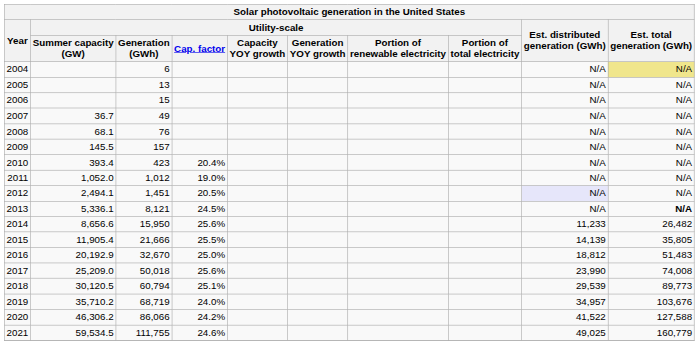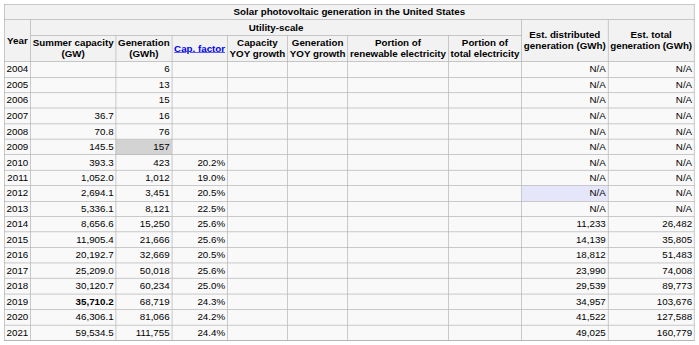(684, 69) khaki background -> (684, 69) no background
(164, 116) 49 -> (164, 116) 16
(104, 131) 68.1 -> (104, 131) 70.8
(161, 147) no background -> (161, 147) lightgrey background
(101, 162) 393.4 -> (101, 162) 393.3
(211, 162) 20.4% -> (211, 162) 20.2%
(97, 193) 2,494.1 -> (97, 193) 2,694.1
(157, 193) 1,451 -> (157, 193) 3,451
(211, 208) 24.5% -> (211, 208) 22.5%
(684, 208) bold -> (684, 208) normal
(155, 224) 15,950 -> (155, 224) 15,250
(211, 239) 25.5% -> (211, 239) 25.6%
(95, 255) 20,192.9 -> (95, 255) 20,192.7
(155, 255) 32,670 -> (155, 255) 32,669
(211, 255) 25.0% -> (211, 255) 20.5%
(95, 286) 30,120.5 -> (95, 286) 30,120.7
(155, 286) 60,794 -> (155, 286) 60,234
(211, 286) 25.1% -> (211, 286) 25.0%
(95, 301) normal -> (95, 301) bold
(211, 301) 24.0% -> (211, 301) 24.3%
(95, 317) 46,306.2 -> (95, 317) 46,306.1
(155, 317) 86,066 -> (155, 317) 81,066
(211, 332) 24.6% -> (211, 332) 24.4%
